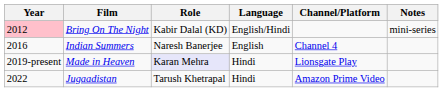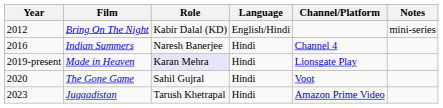(17, 29) pink background -> (17, 29) no background
(248, 45) English -> (244, 45) Hindi
+ row: (100, 78)
(17, 78) 2022 -> (17, 95) 2023
